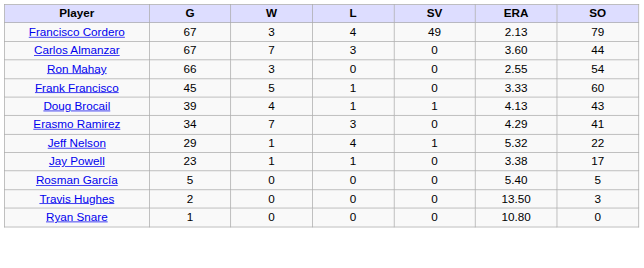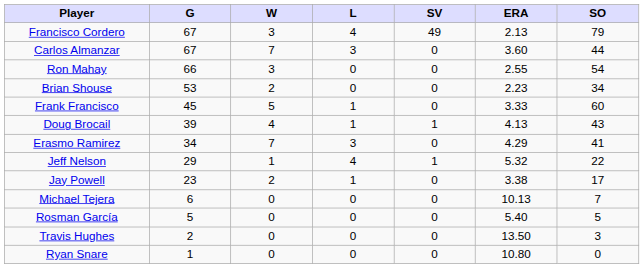+ row: (77, 87)
(272, 161) 1 -> (272, 180) 2
+ row: (77, 198)
